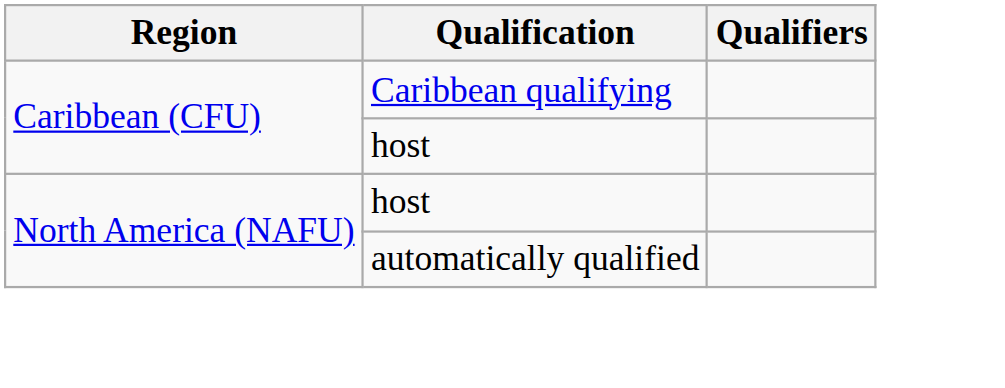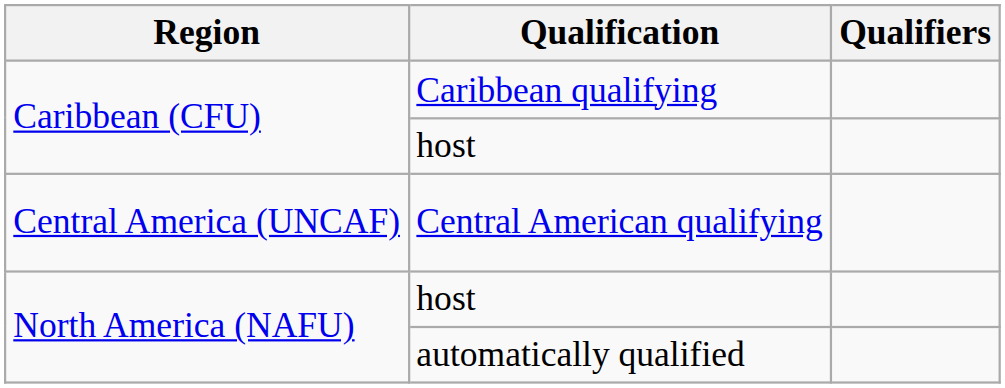+ row: (207, 221)
